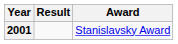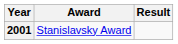columns swapped: (123, 13) <-> (53, 13)
